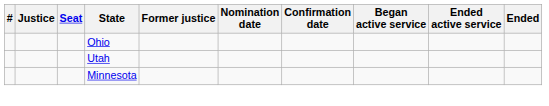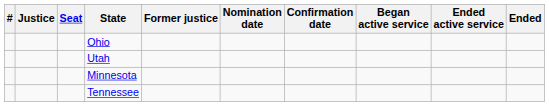+ row: (113, 93)
